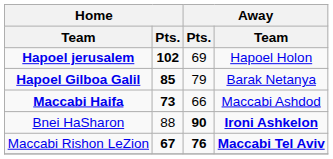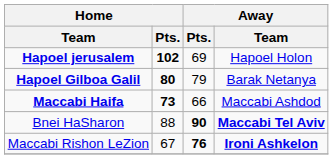(168, 80) 85 -> (168, 80) 80
(271, 122) Ironi Ashkelon -> (271, 122) Maccabi Tel Aviv
(168, 144) bold -> (168, 144) normal
(271, 144) Maccabi Tel Aviv -> (271, 144) Ironi Ashkelon
